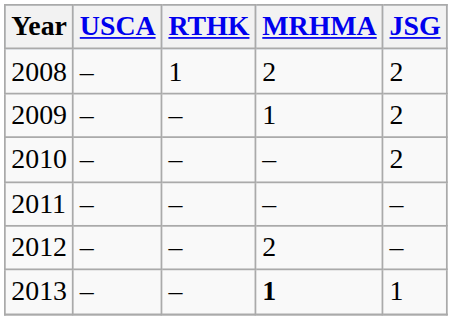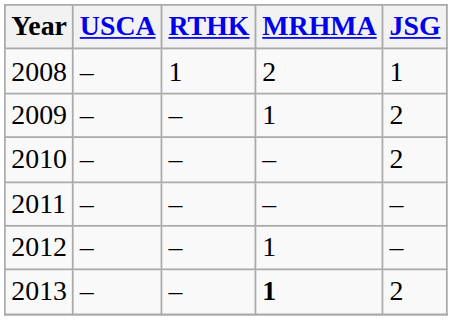(397, 70) 2 -> (397, 70) 1
(269, 247) 2 -> (269, 247) 1
(397, 291) 1 -> (397, 291) 2
